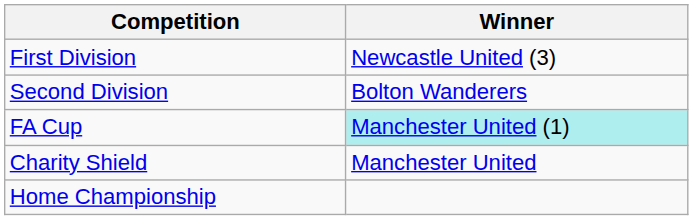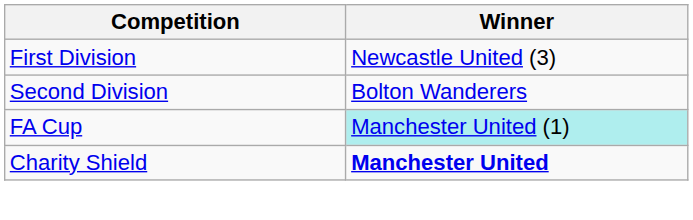(444, 162) normal -> (450, 162) bold
- row: (113, 197)
